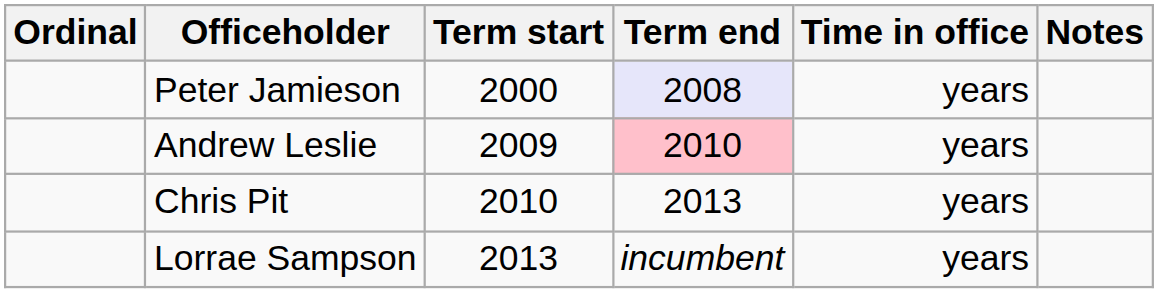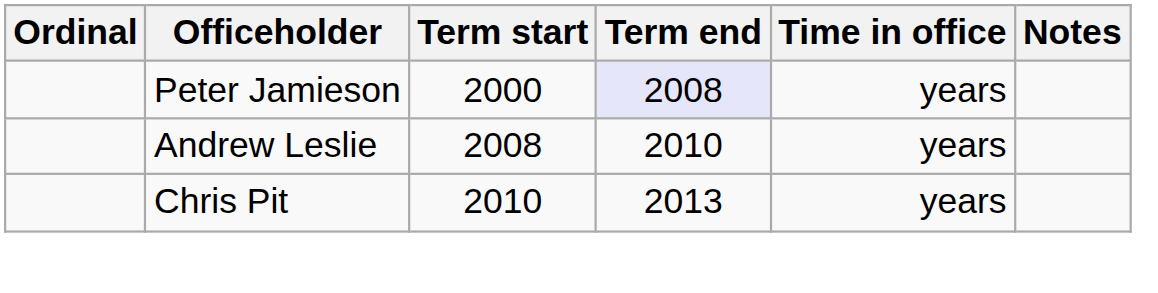(519, 145) 2009 -> (503, 145) 2008
(702, 145) pink background -> (683, 145) no background
- row: (285, 257)
